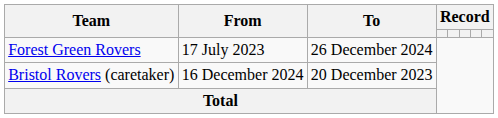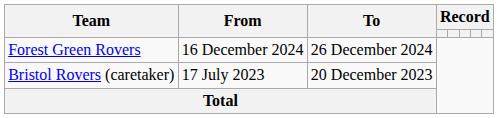(223, 49) 17 July 2023 -> (243, 49) 16 December 2024
(243, 75) 16 December 2024 -> (223, 75) 17 July 2023
